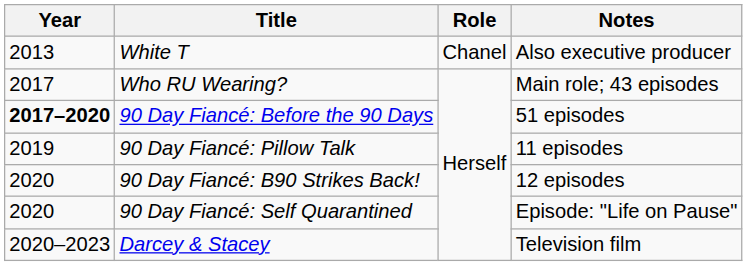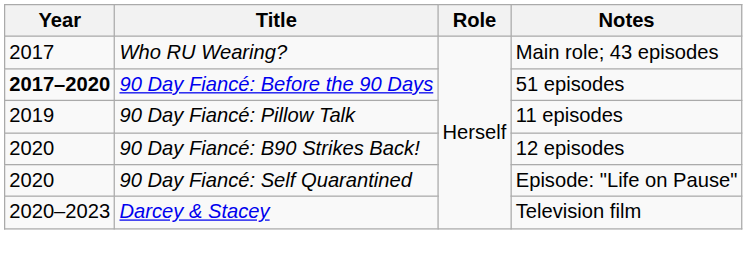- row: (154, 52)
